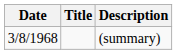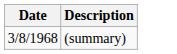- column: (78, 15)
